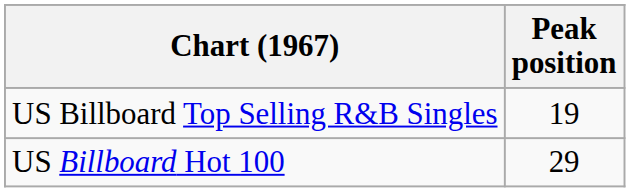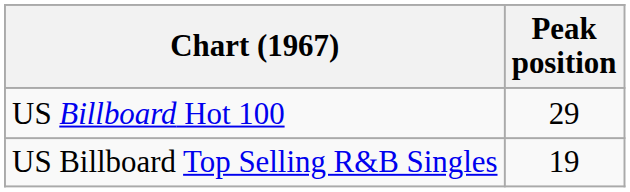rows swapped: (148, 161) <-> (255, 112)
